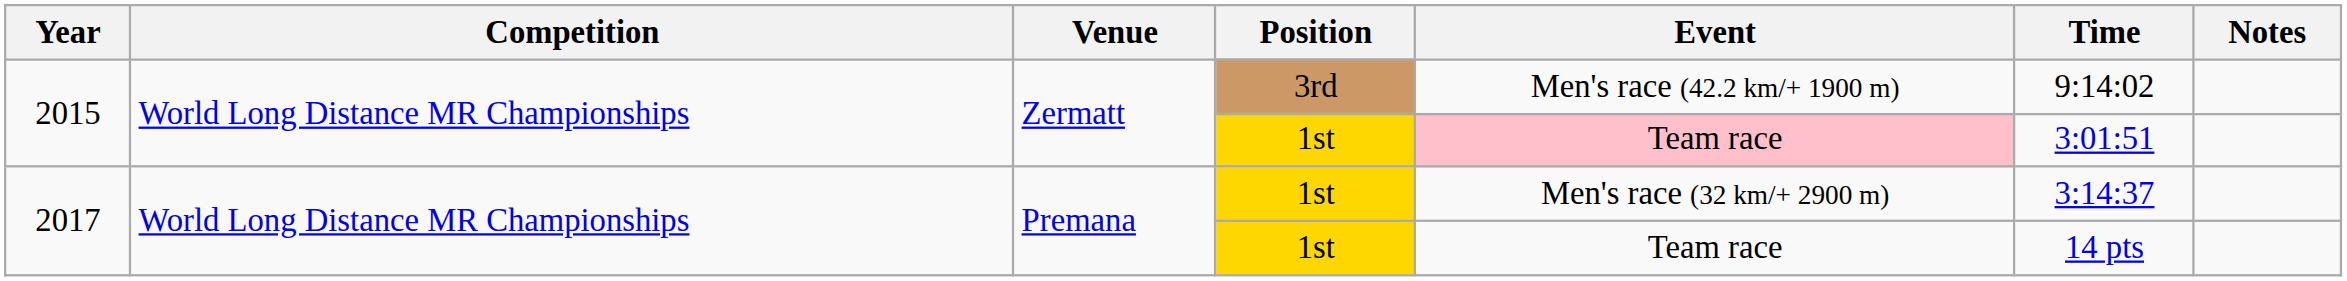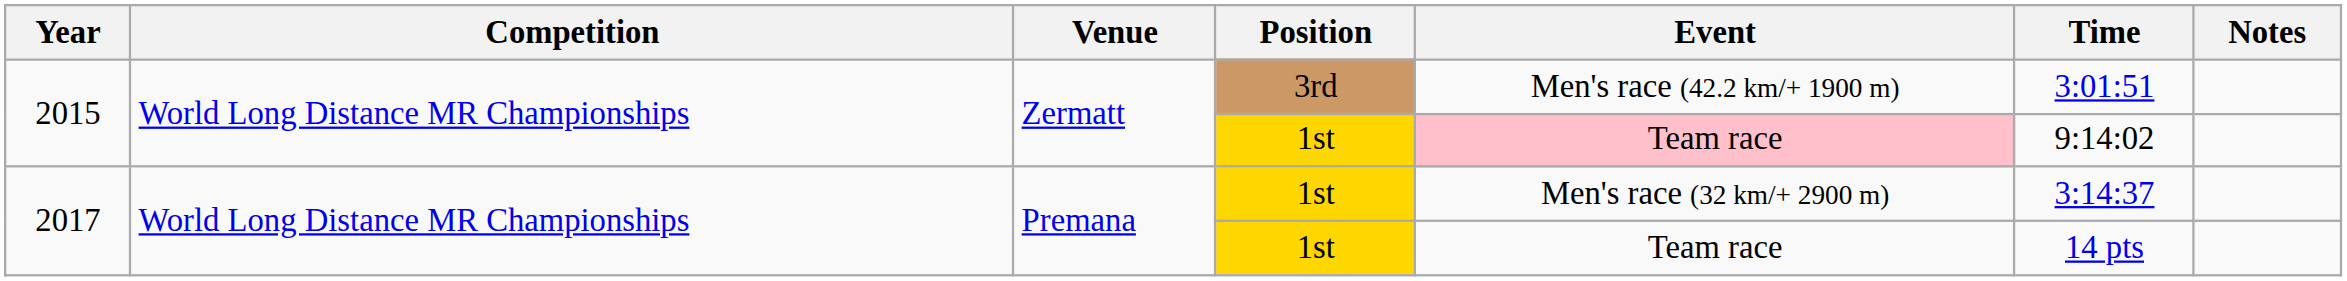(2105, 85) 9:14:02 -> (2105, 85) 3:01:51
(2105, 139) 3:01:51 -> (2105, 139) 9:14:02
